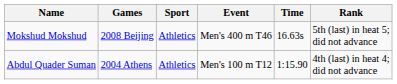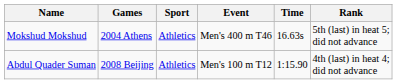(127, 36) 2008 Beijing -> (126, 36) 2004 Athens
(126, 65) 2004 Athens -> (127, 65) 2008 Beijing
